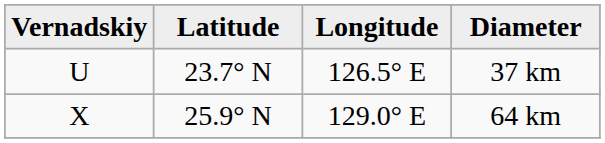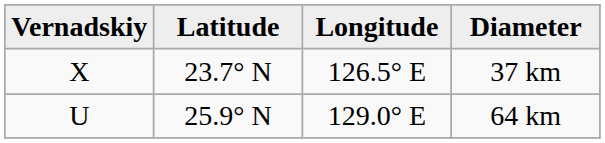(79, 71) U -> (79, 71) X
(79, 115) X -> (79, 115) U
